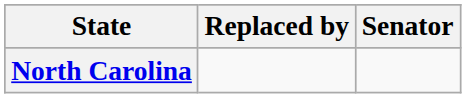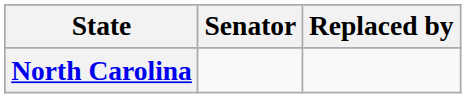columns swapped: (408, 26) <-> (277, 26)
